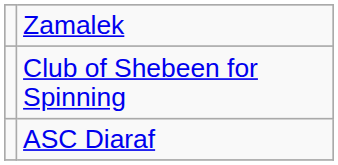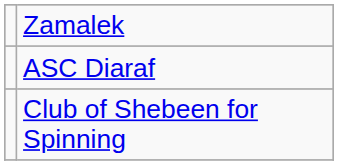rows swapped: (89, 138) <-> (140, 82)
